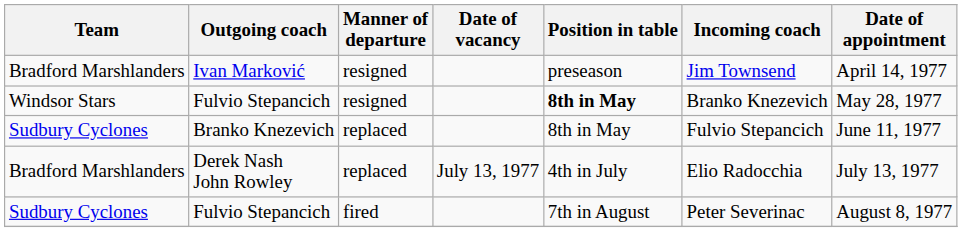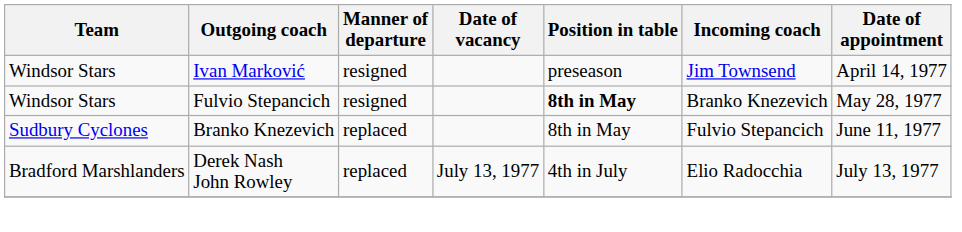(97, 70) Bradford Marshlanders -> (62, 70) Windsor Stars
- row: (262, 211)
